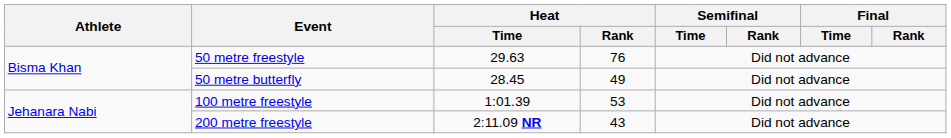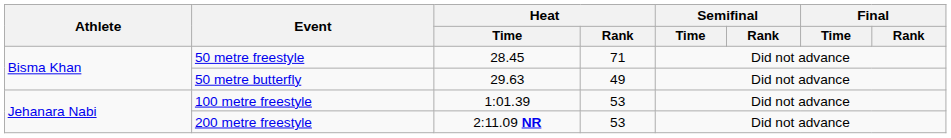(507, 58) 29.63 -> (507, 58) 28.45
(618, 58) 76 -> (618, 58) 71
(507, 79) 28.45 -> (507, 79) 29.63
(618, 123) 43 -> (618, 123) 53
